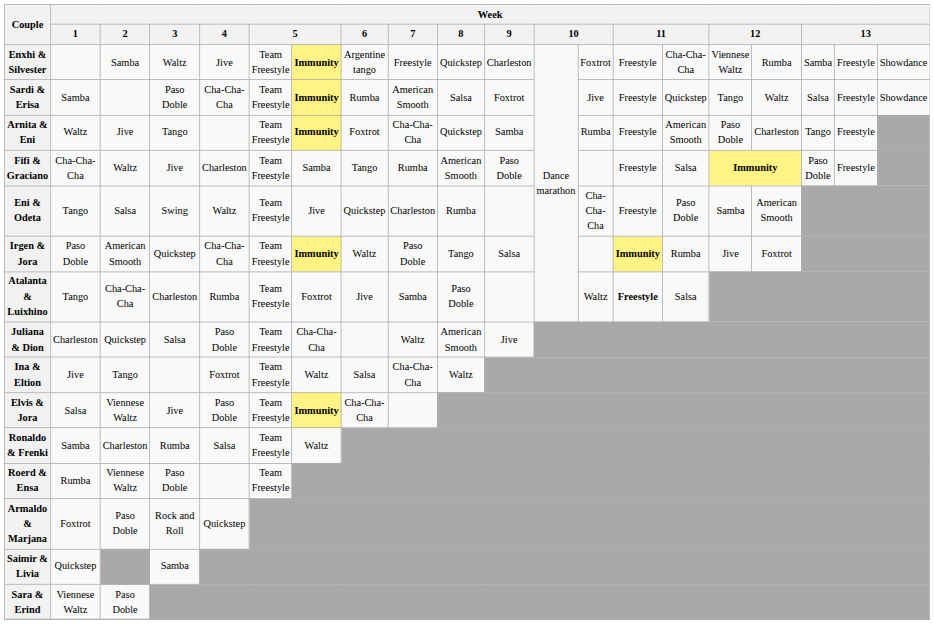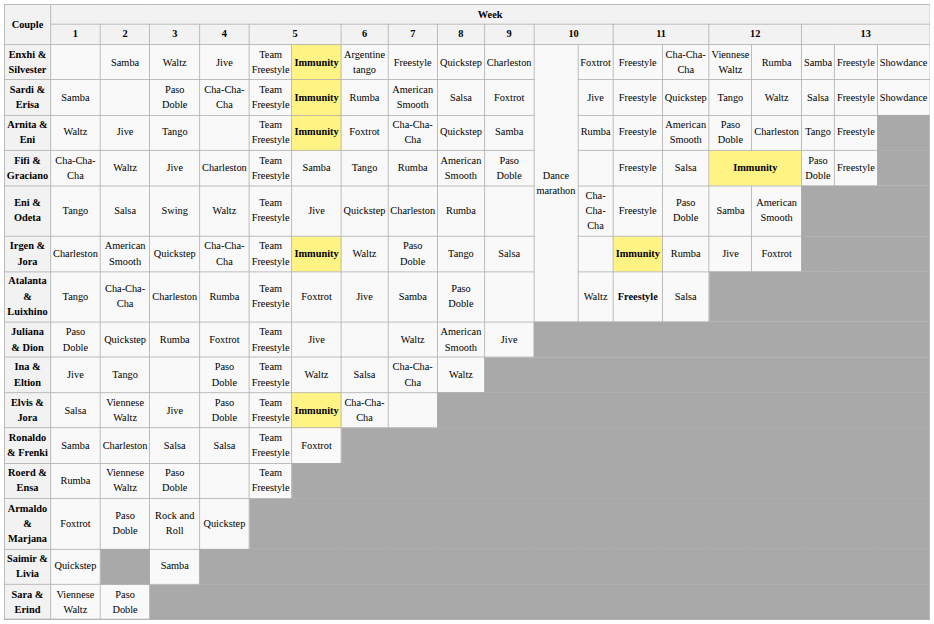(75, 253) Paso Doble -> (75, 253) Charleston
(75, 339) Charleston -> (75, 339) Paso Doble
(175, 339) Salsa -> (175, 339) Rumba
(224, 339) Paso Doble -> (224, 339) Foxtrot
(317, 339) Cha-Cha-Cha -> (317, 339) Jive
(224, 374) Foxtrot -> (224, 374) Paso Doble
(175, 445) Rumba -> (175, 445) Salsa
(317, 445) Waltz -> (317, 445) Foxtrot
